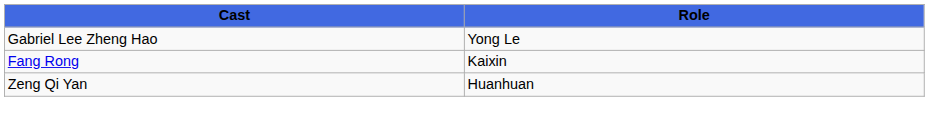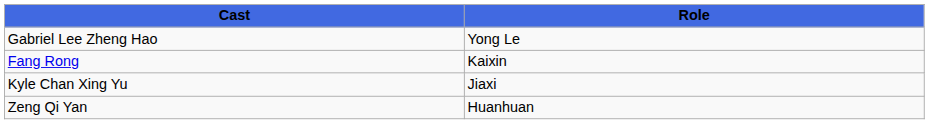+ row: (68, 84)
